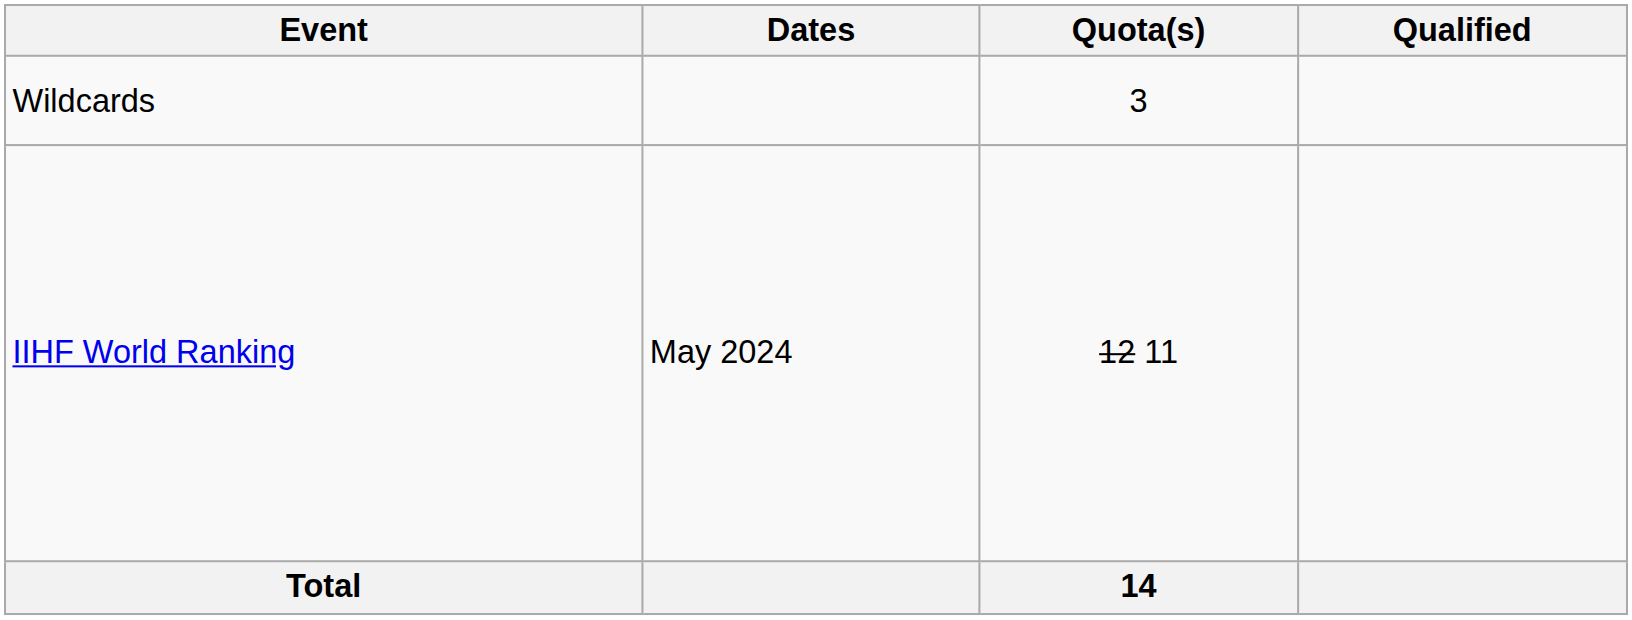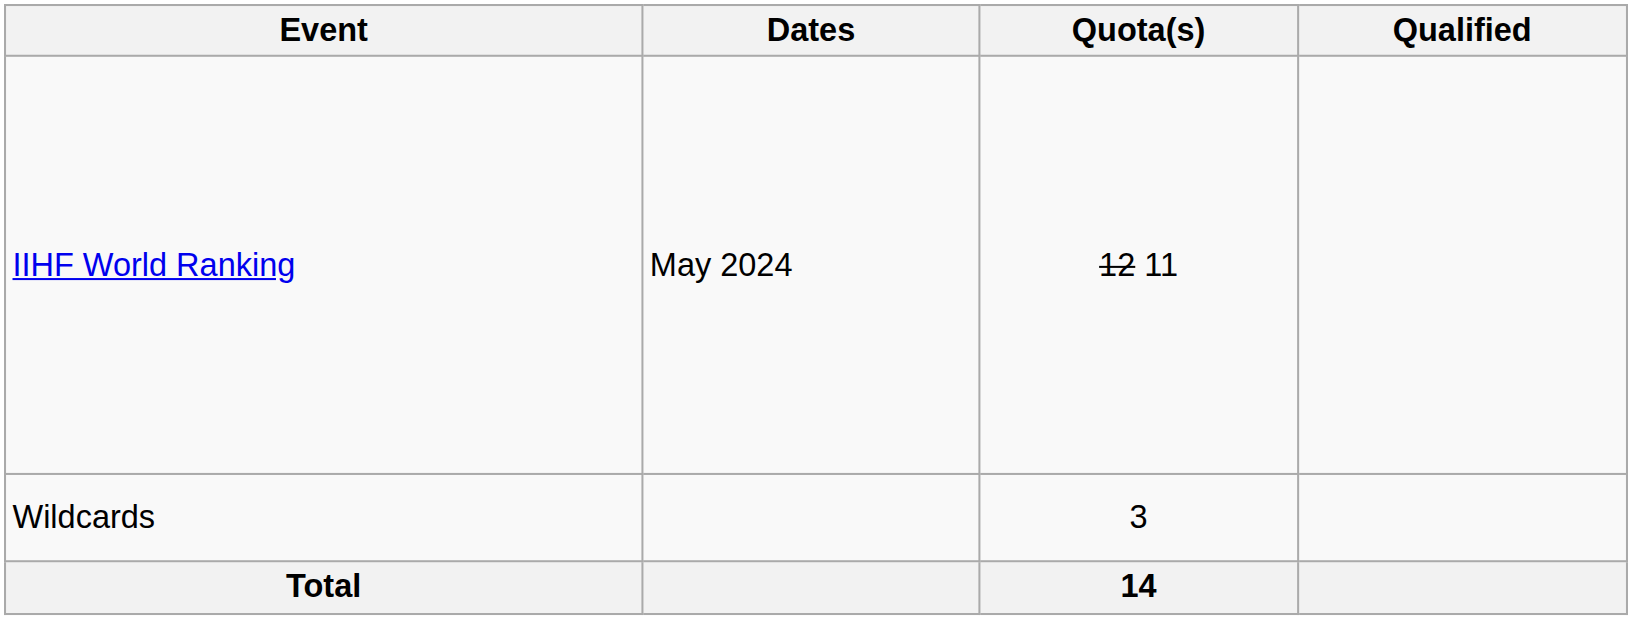rows swapped: (154, 352) <-> (84, 100)
